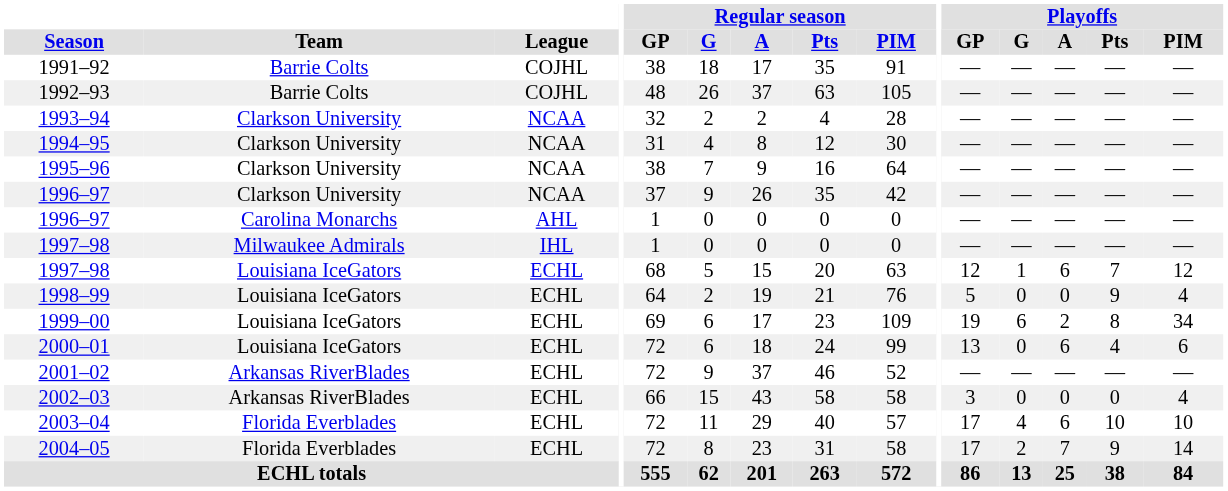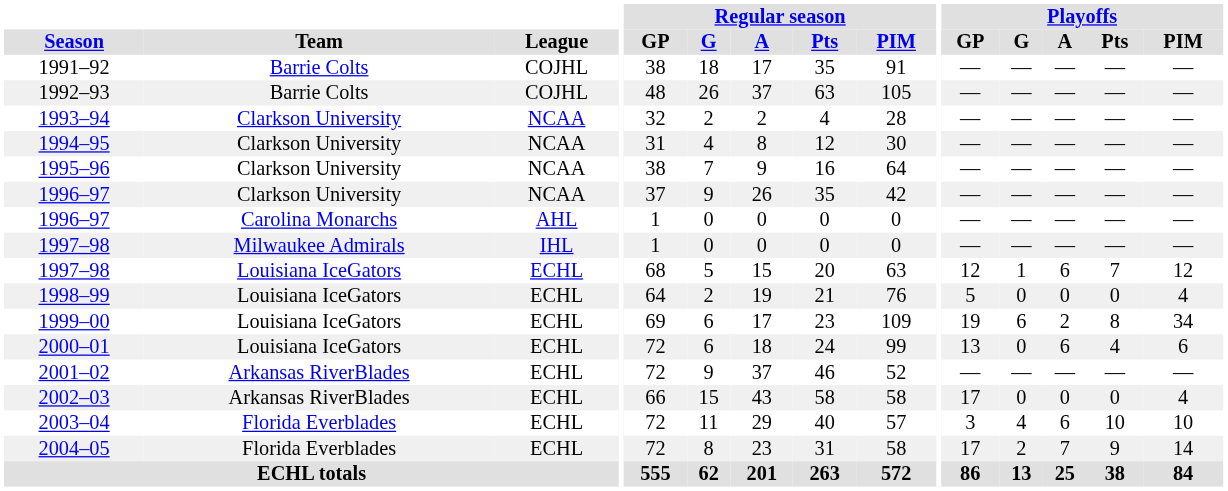(1115, 295) 9 -> (1115, 295) 0
(970, 397) 3 -> (970, 397) 17
(970, 422) 17 -> (970, 422) 3
